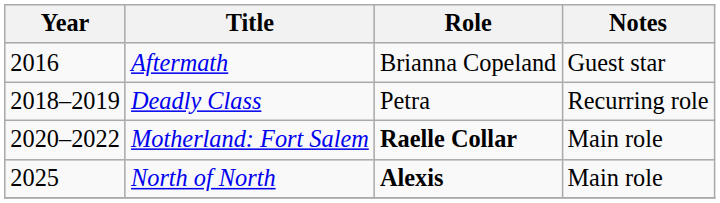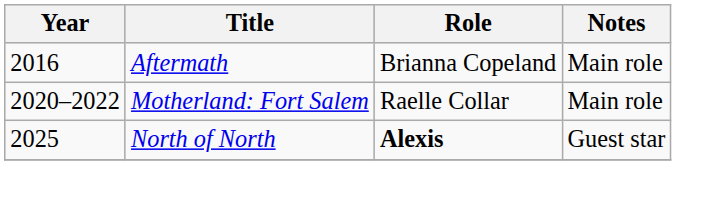(616, 62) Guest star -> (615, 62) Main role
- row: (196, 100)
(449, 139) bold -> (444, 100) normal
(615, 178) Main role -> (616, 139) Guest star
